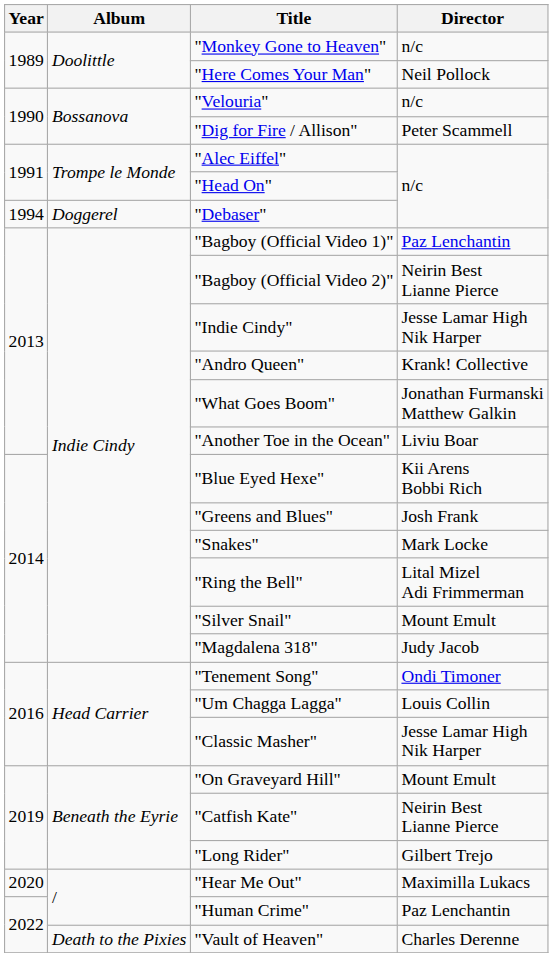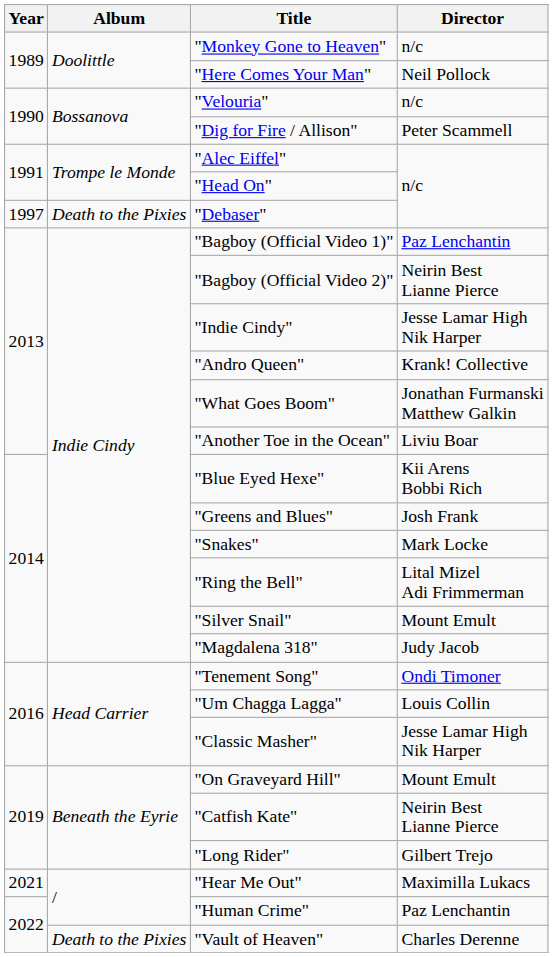(26, 213) 1994 -> (26, 213) 1997
(85, 213) Doggerel -> (119, 213) Death to the Pixies
(26, 882) 2020 -> (26, 882) 2021
